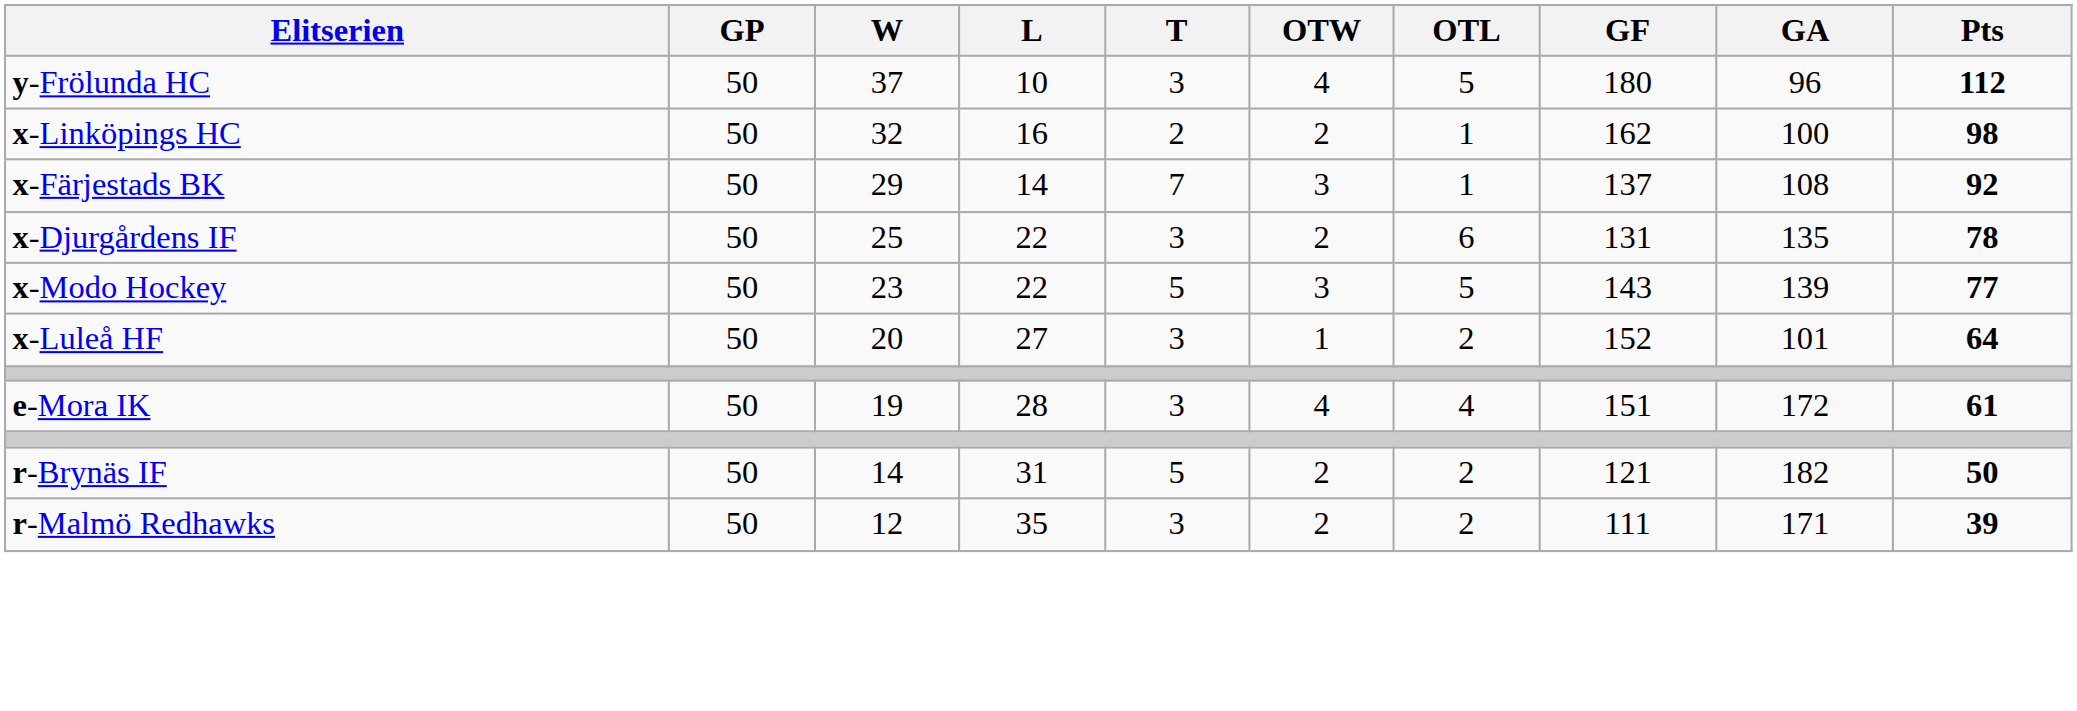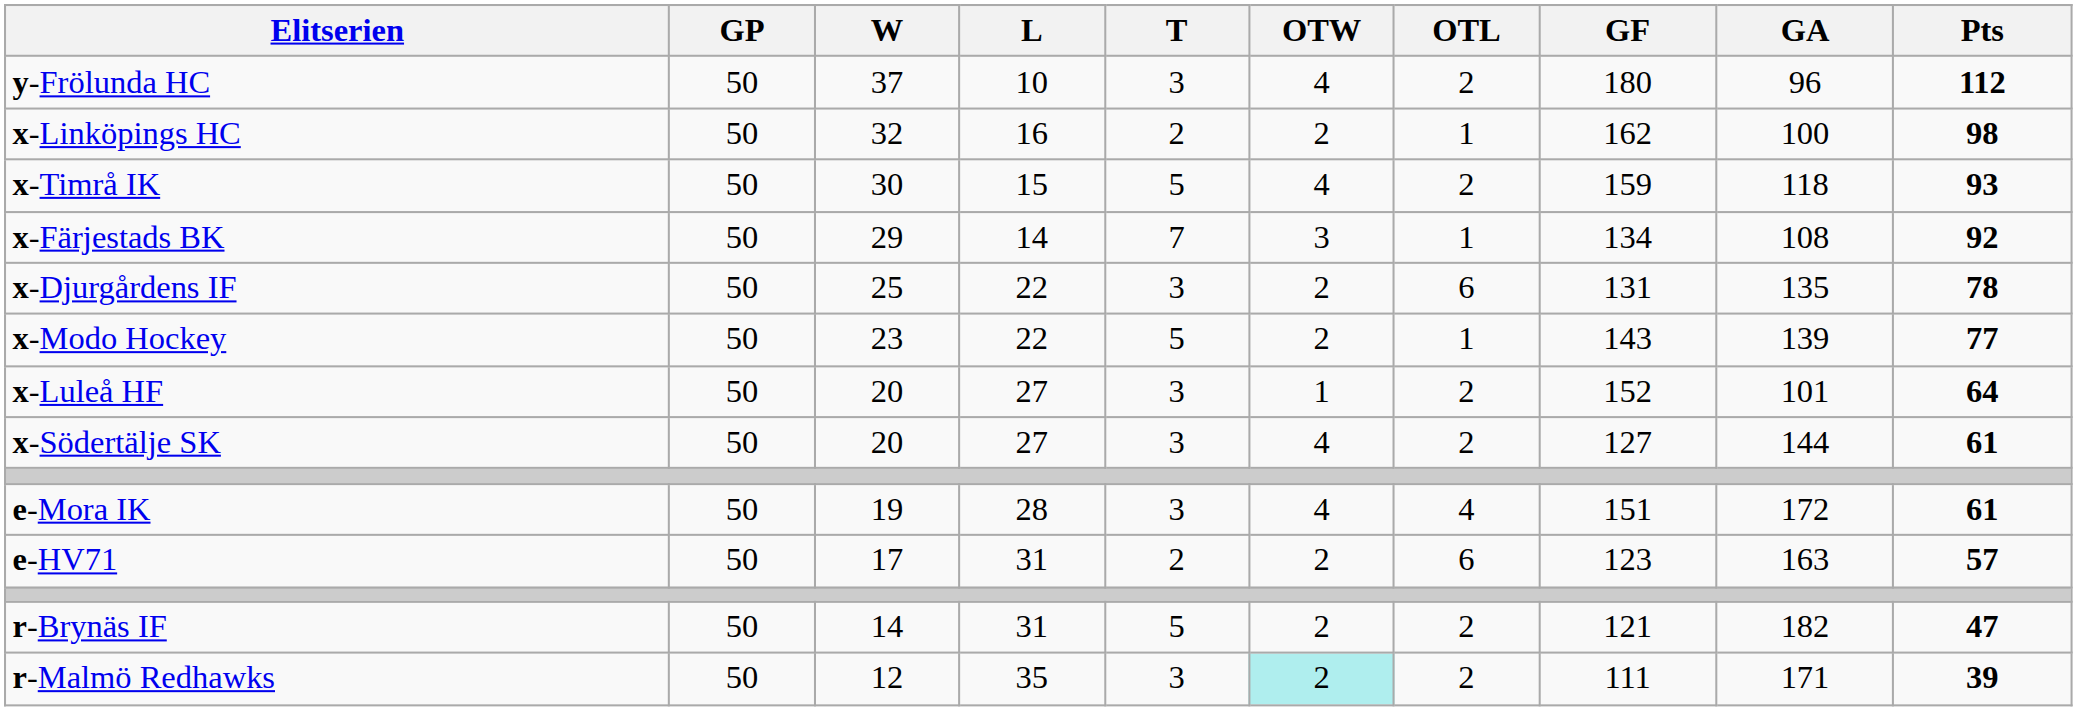(1466, 81) 5 -> (1466, 81) 2
+ row: (86, 184)
(1628, 184) 137 -> (1628, 236) 134
(1322, 287) 3 -> (1322, 339) 2
(1466, 287) 5 -> (1466, 339) 1
+ row: (117, 442)
+ row: (65, 560)
(1982, 472) 50 -> (1982, 626) 47
(1322, 523) no background -> (1322, 678) paleturquoise background
